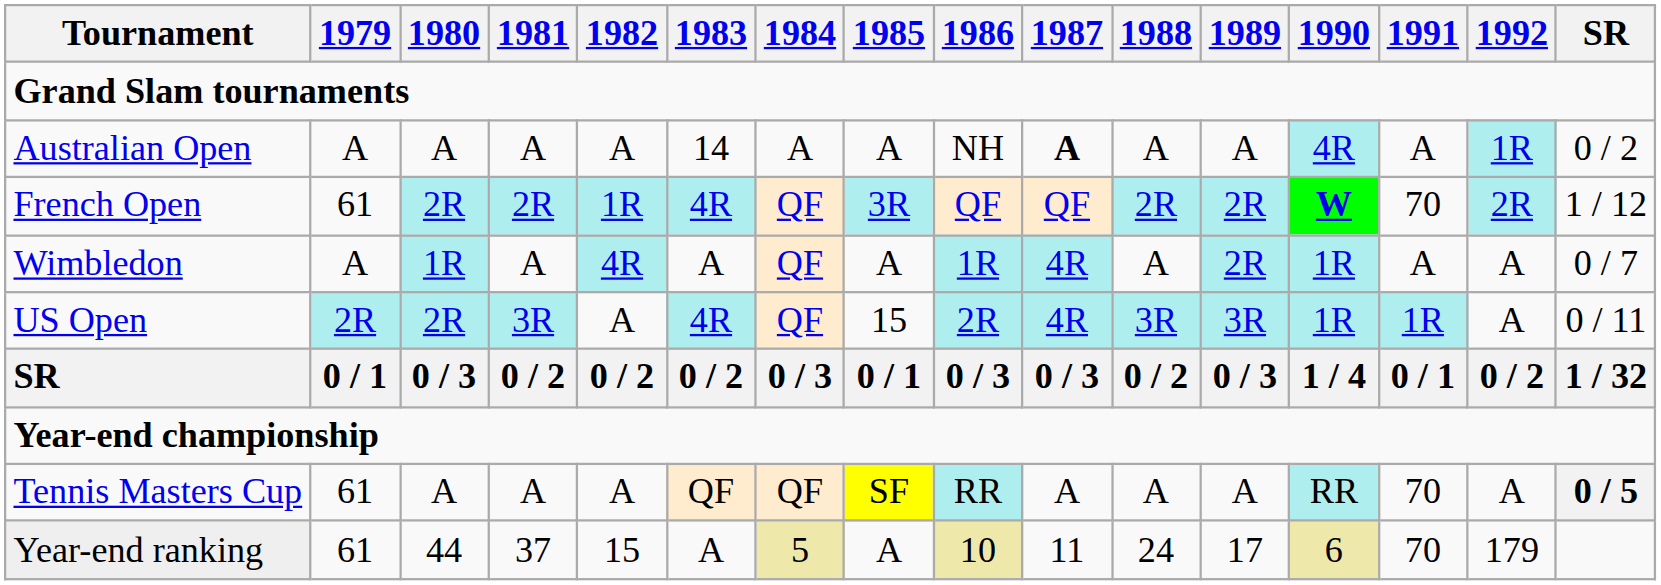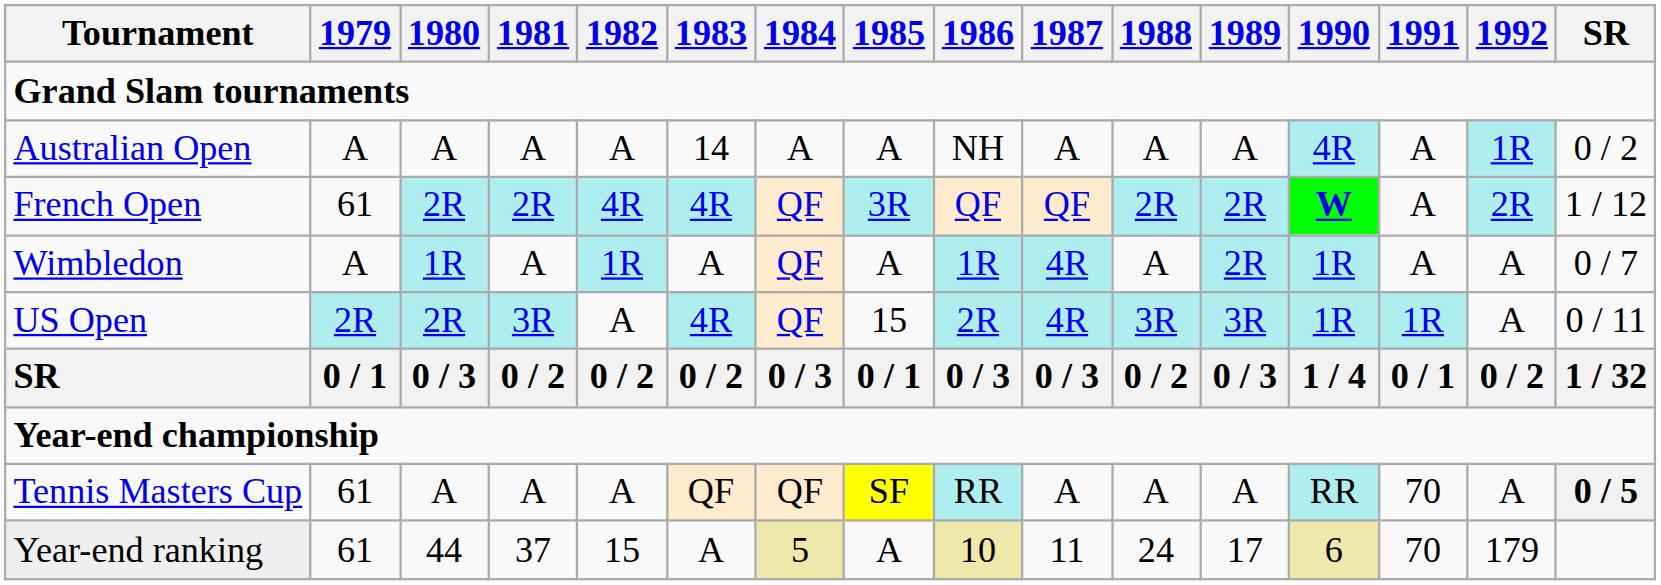(1067, 147) bold -> (1067, 147) normal
(622, 205) 1R -> (622, 205) 4R
(1423, 205) 70 -> (1423, 205) A
(622, 262) 4R -> (622, 262) 1R
